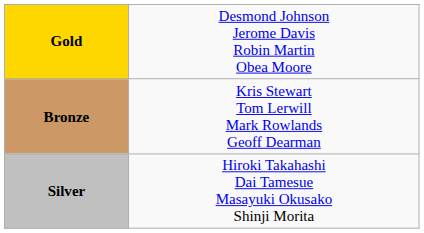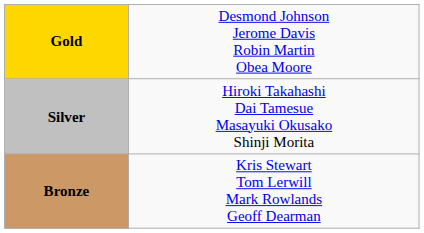rows swapped: (66, 191) <-> (66, 116)
